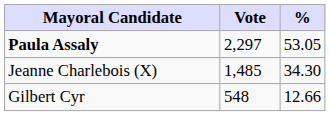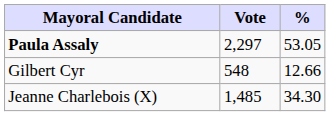rows swapped: (83, 70) <-> (46, 96)
